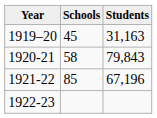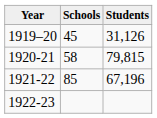(125, 35) 31,163 -> (125, 35) 31,126
(125, 57) 79,843 -> (125, 57) 79,815
